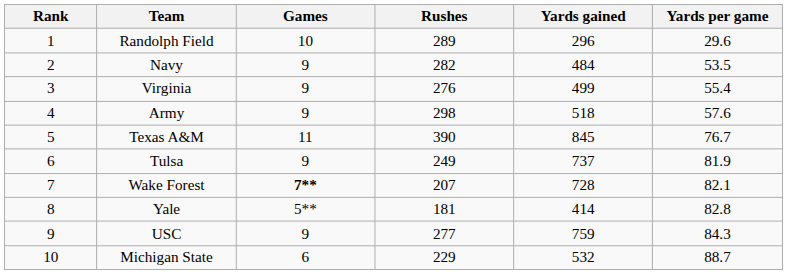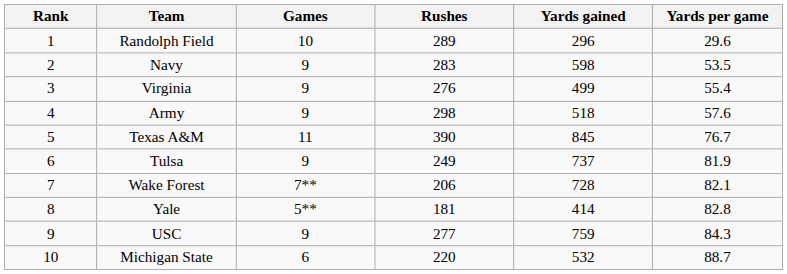(444, 64) 282 -> (444, 64) 283
(583, 64) 484 -> (583, 64) 598
(305, 185) bold -> (305, 185) normal
(444, 185) 207 -> (444, 185) 206
(444, 257) 229 -> (444, 257) 220
